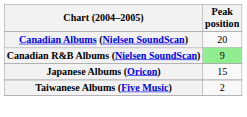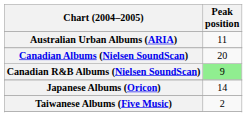+ row: (104, 39)
(222, 71) 15 -> (222, 87) 14
